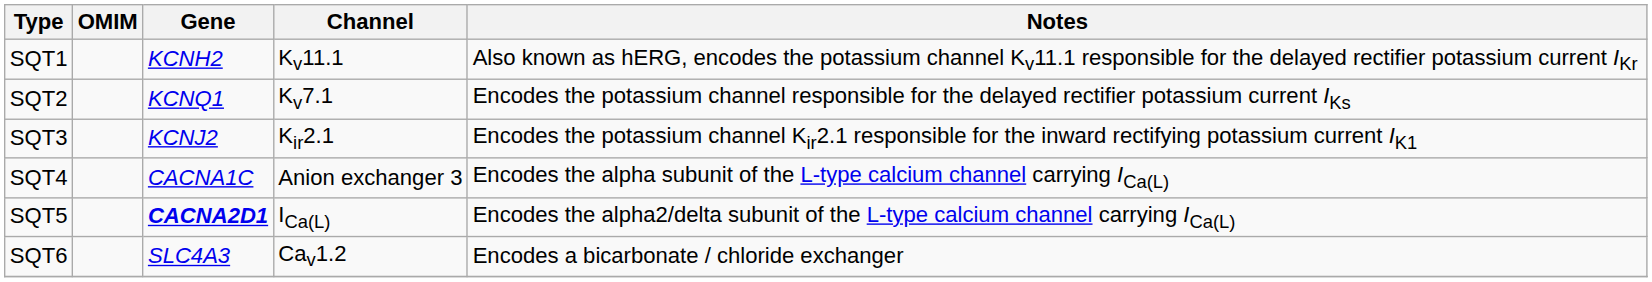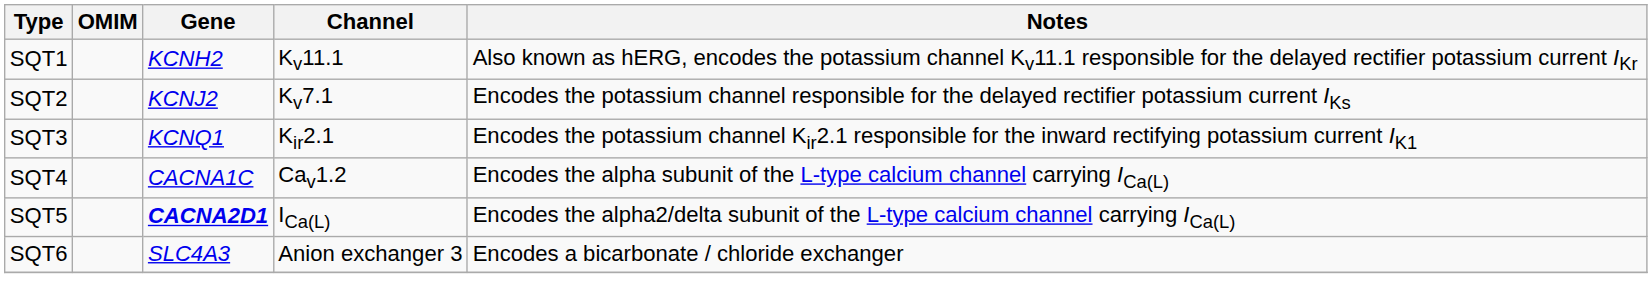(186, 98) KCNQ1 -> (183, 98) KCNJ2
(183, 138) KCNJ2 -> (186, 138) KCNQ1
(370, 177) Anion exchanger 3 -> (312, 178) Cav1.2
(312, 256) Cav1.2 -> (370, 254) Anion exchanger 3
